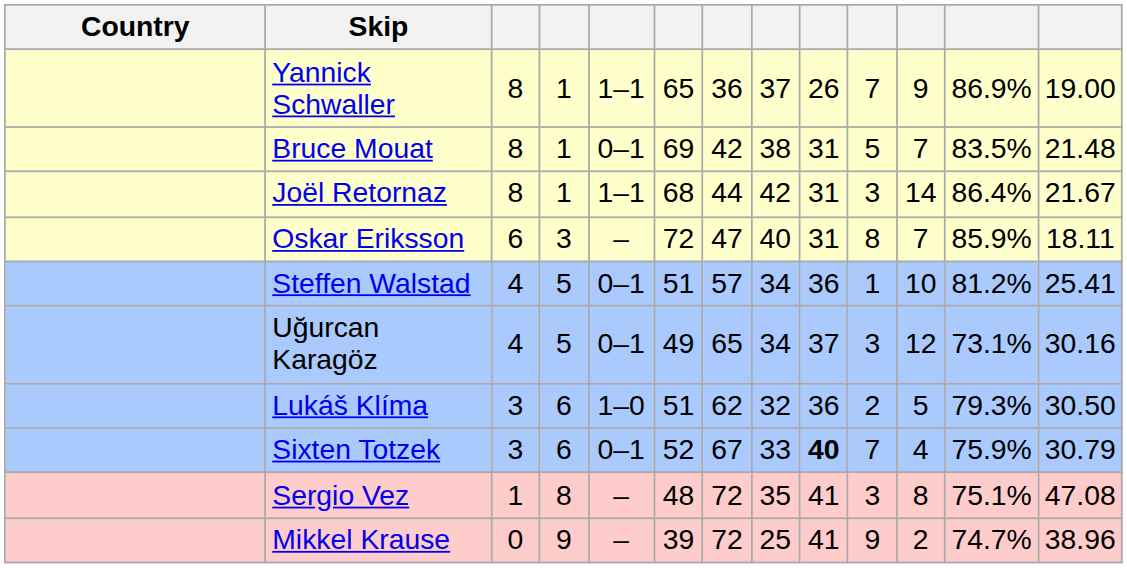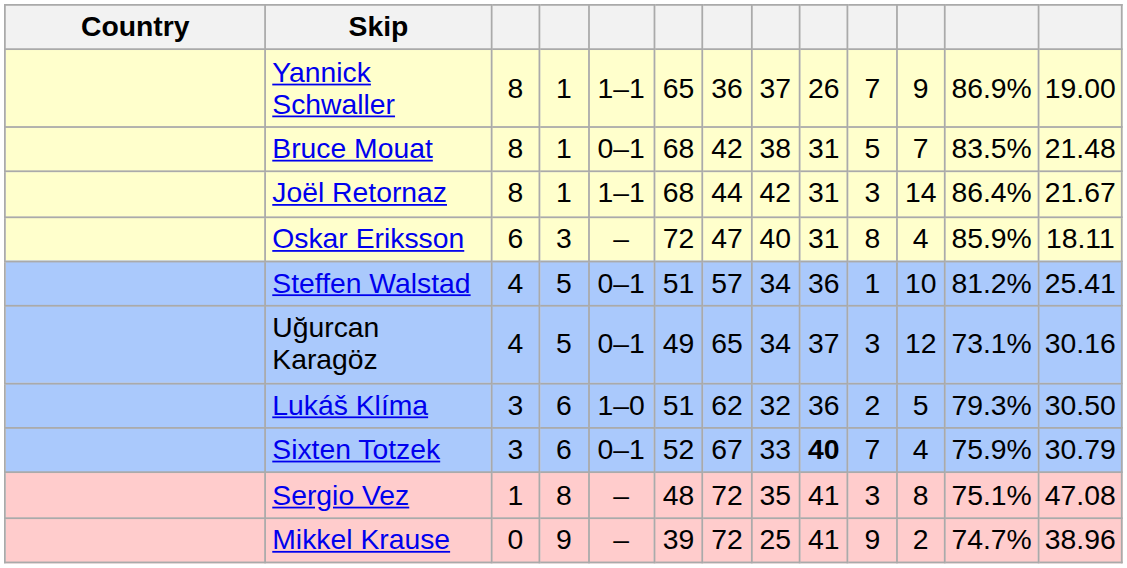(678, 148) 69 -> (678, 148) 68
(921, 238) 7 -> (921, 238) 4
